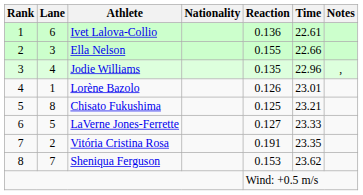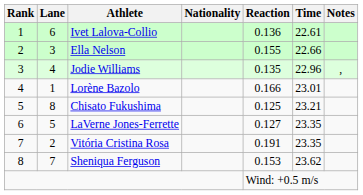(268, 87) 0.126 -> (268, 87) 0.166
(308, 124) 23.33 -> (308, 124) 23.35
